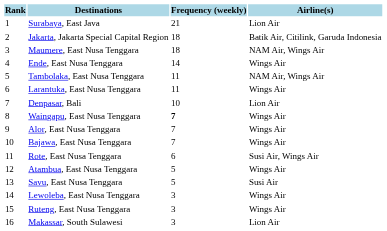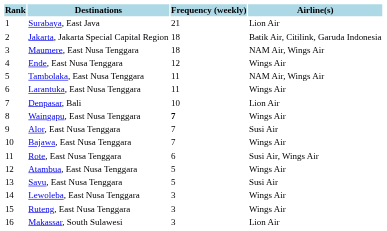(176, 63) 14 -> (176, 63) 12
(267, 129) Wings Air -> (263, 129) Susi Air
